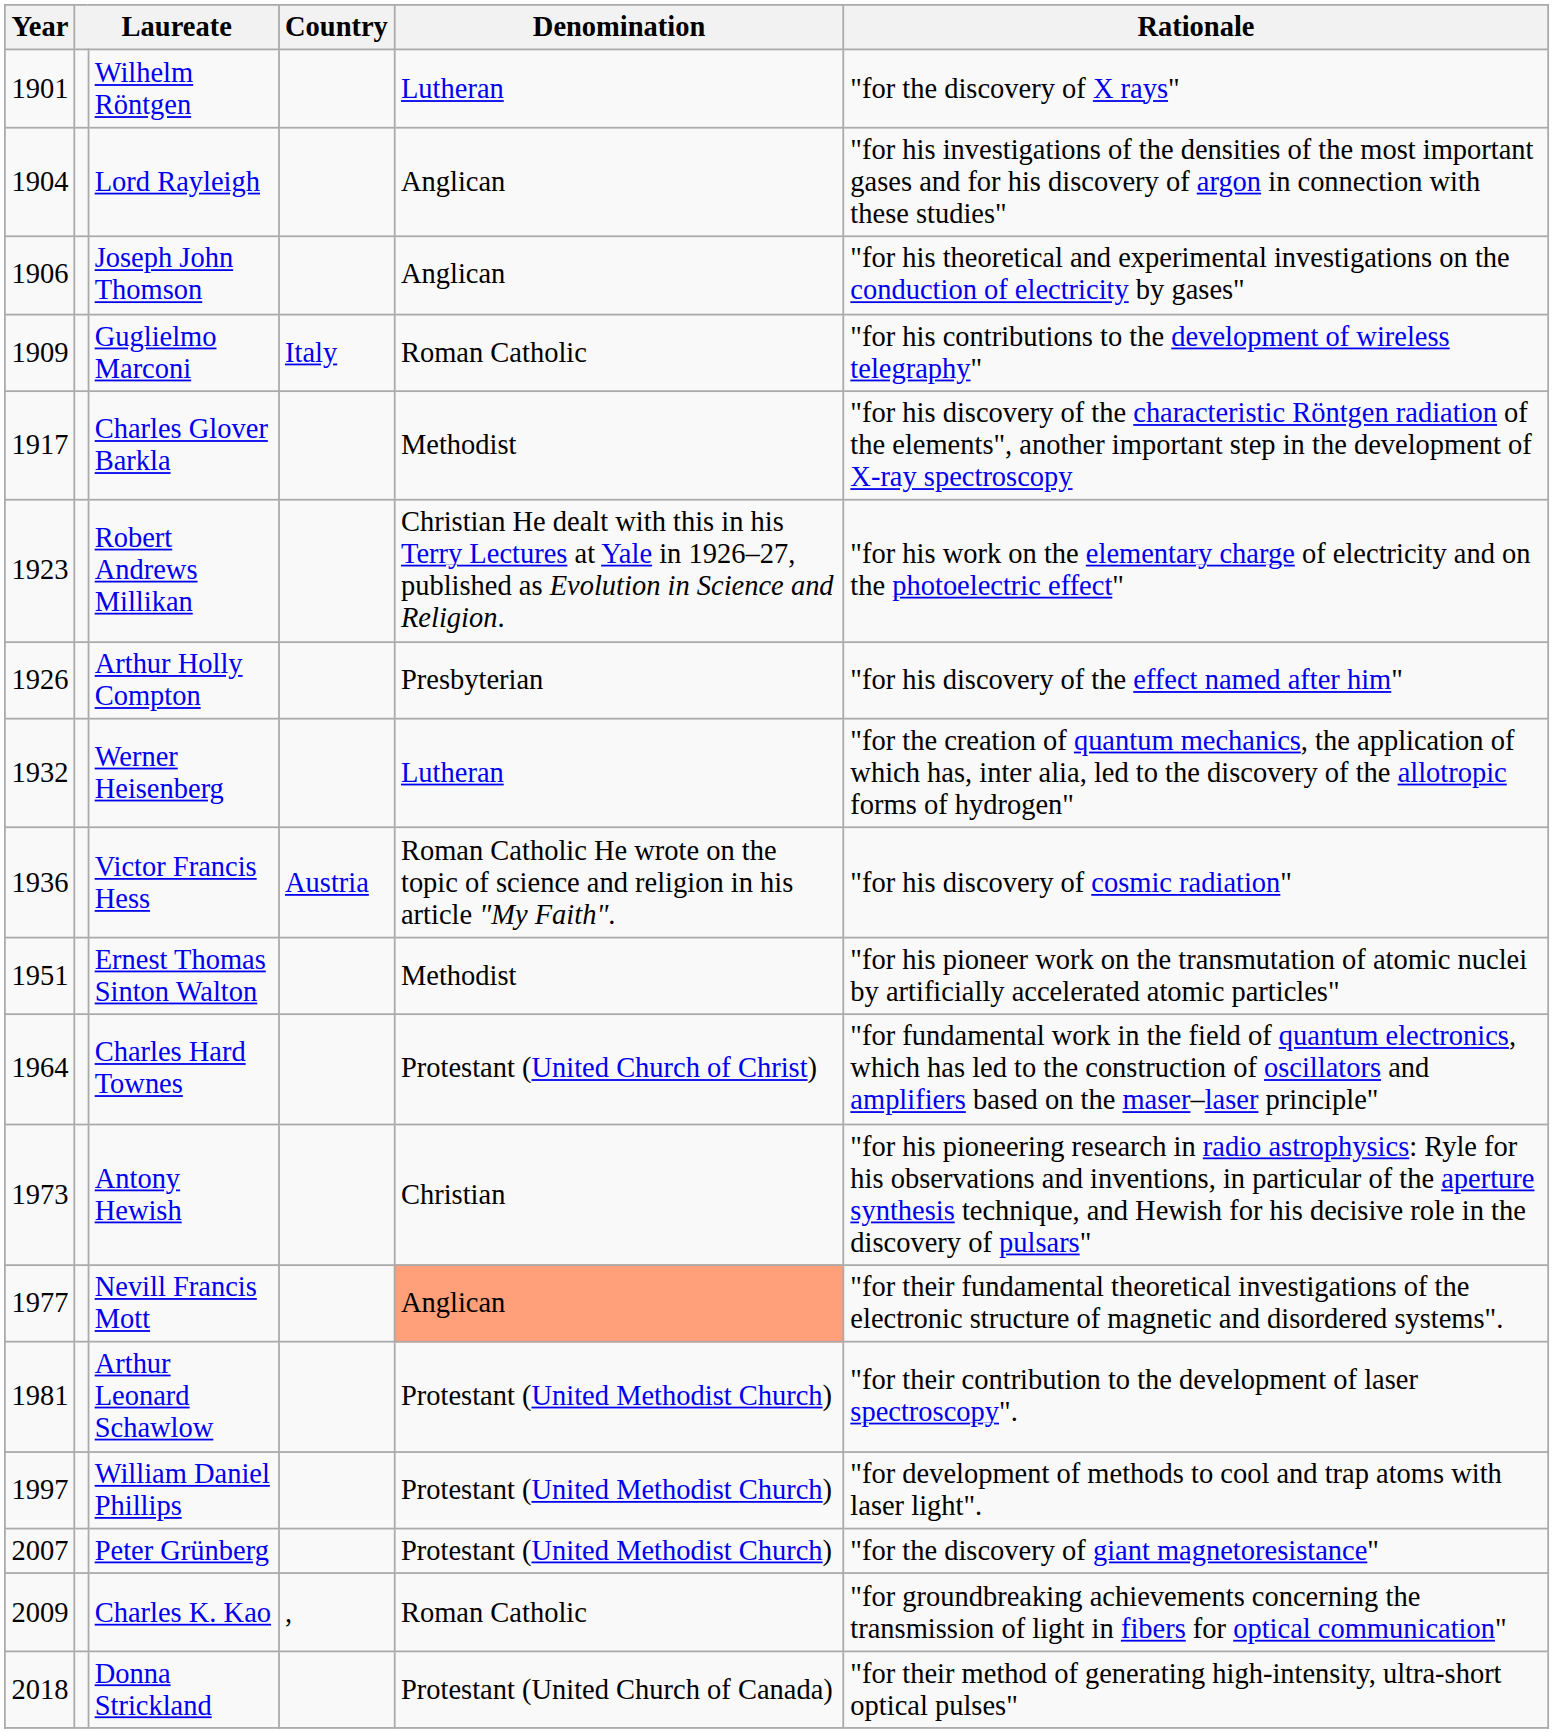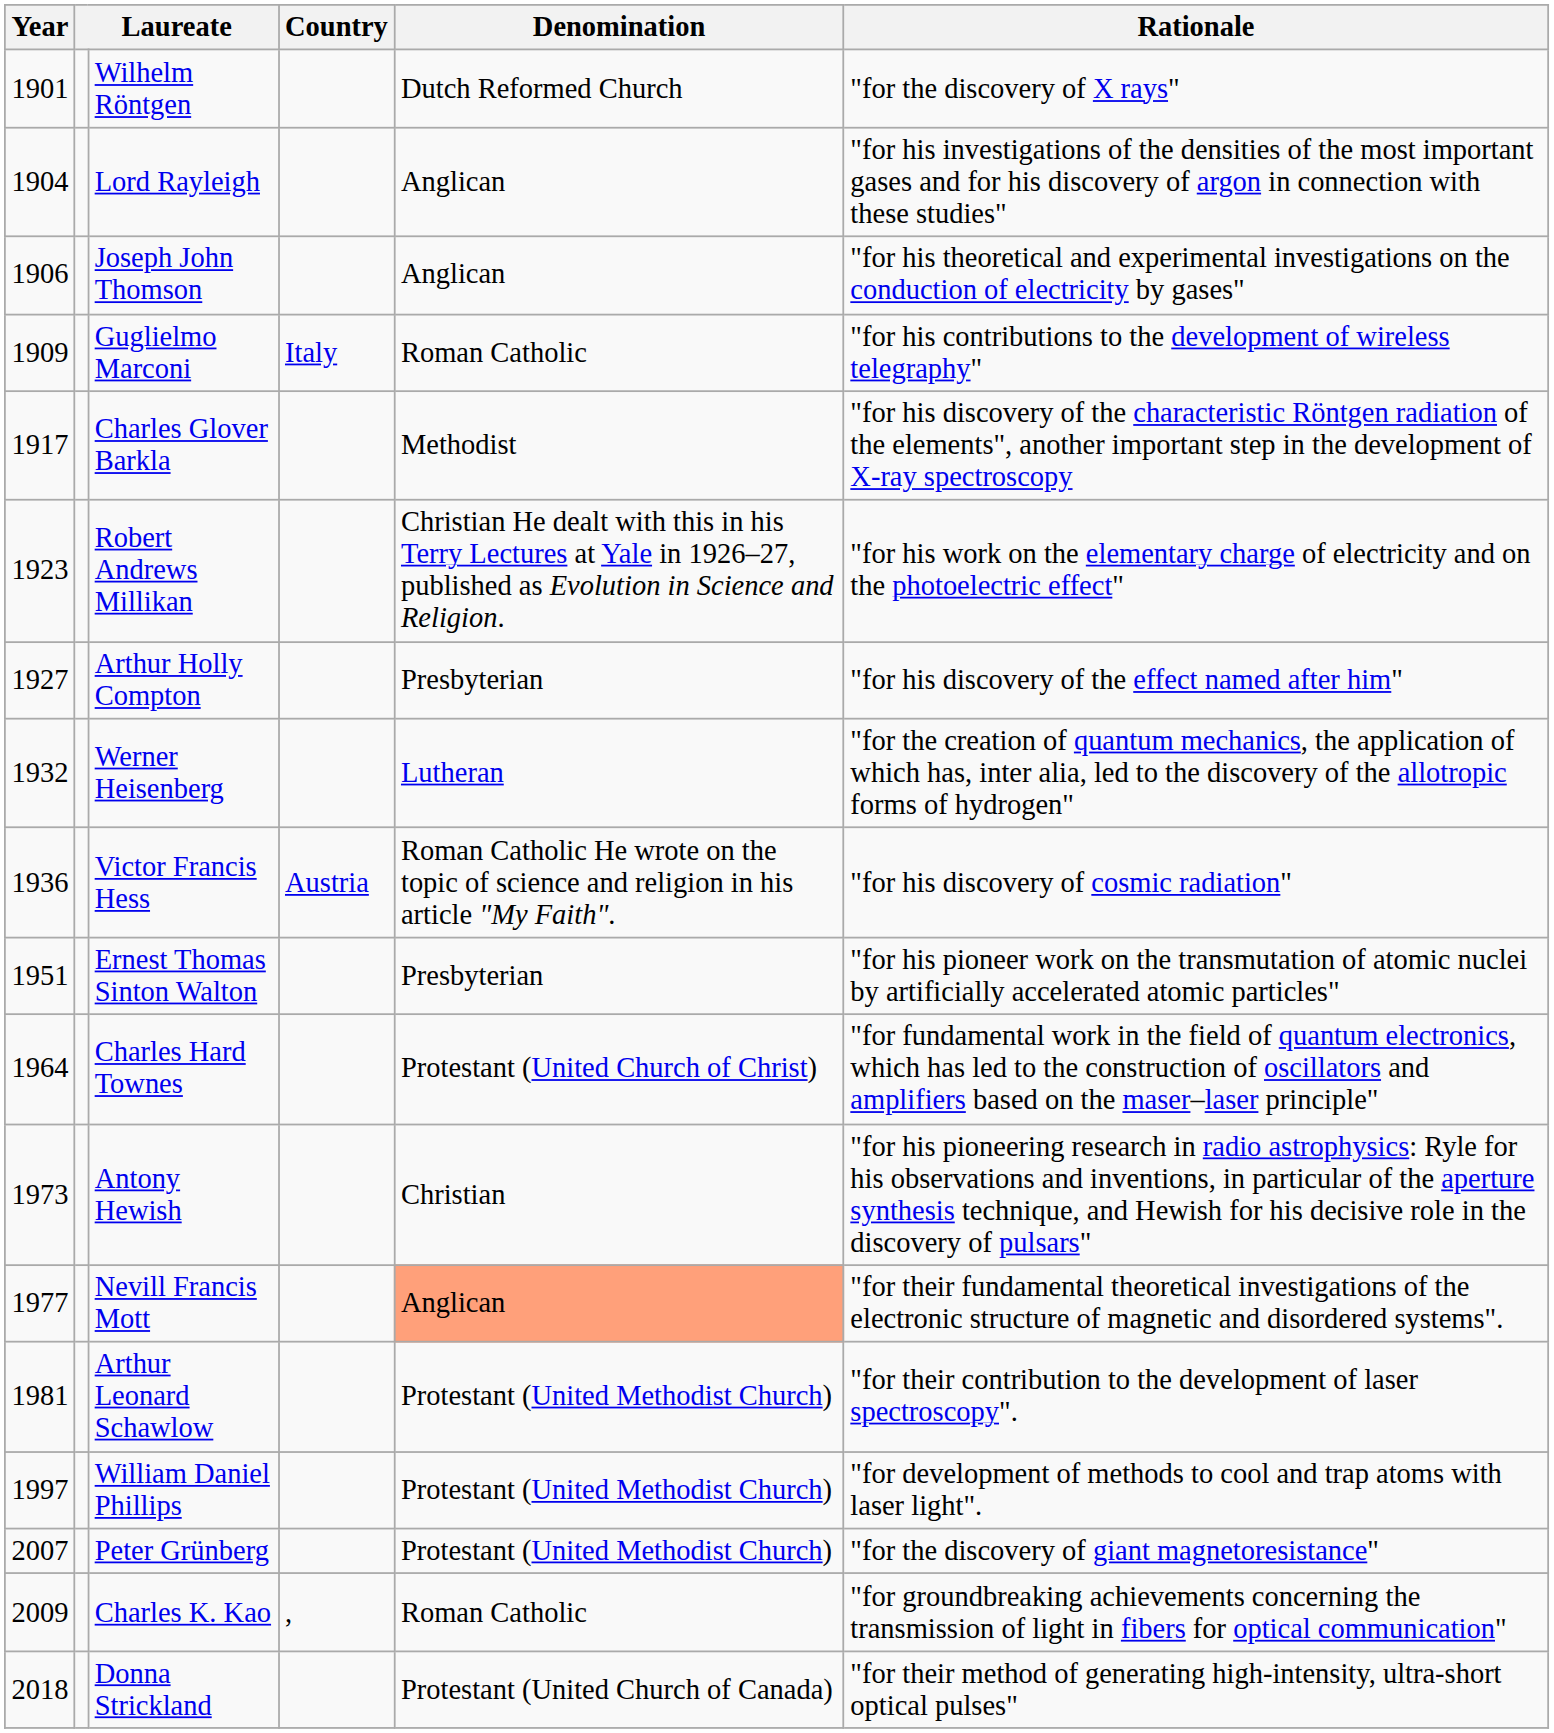(452, 88) Lutheran -> (542, 88) Dutch Reformed Church
(40, 679) 1926 -> (40, 679) 1927
(459, 975) Methodist -> (472, 975) Presbyterian
